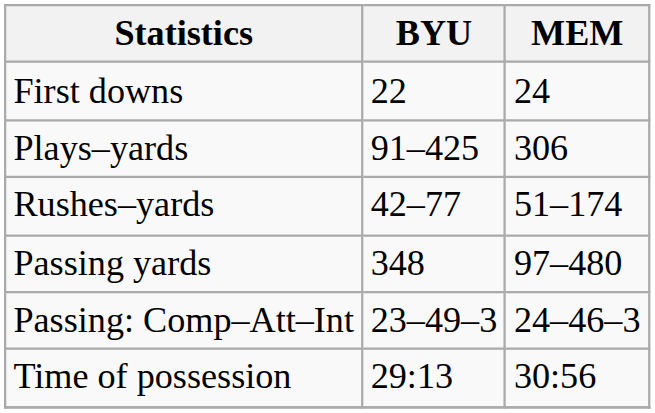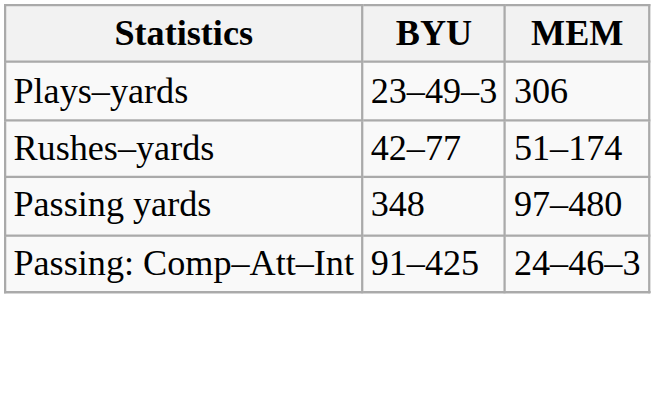- row: (98, 90)
(425, 147) 91–425 -> (434, 90) 23–49–3
(434, 319) 23–49–3 -> (425, 262) 91–425
- row: (152, 377)
